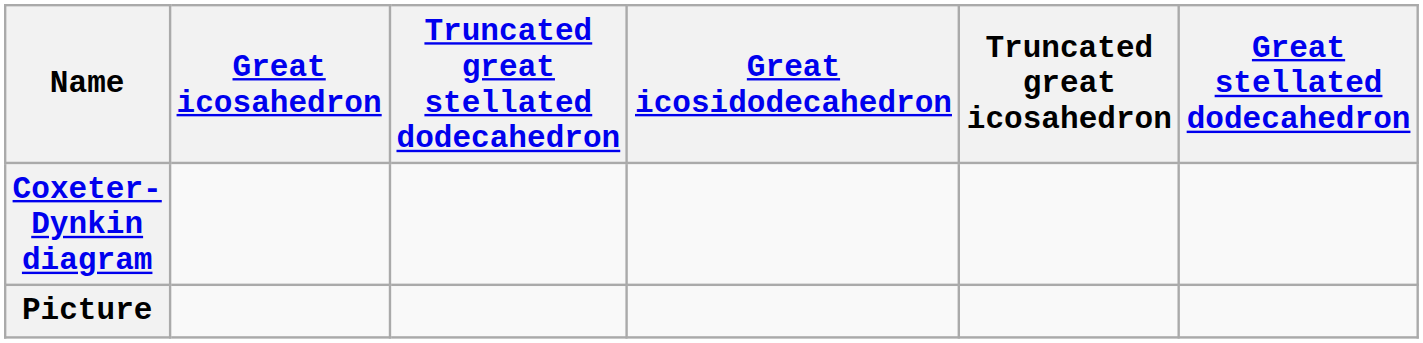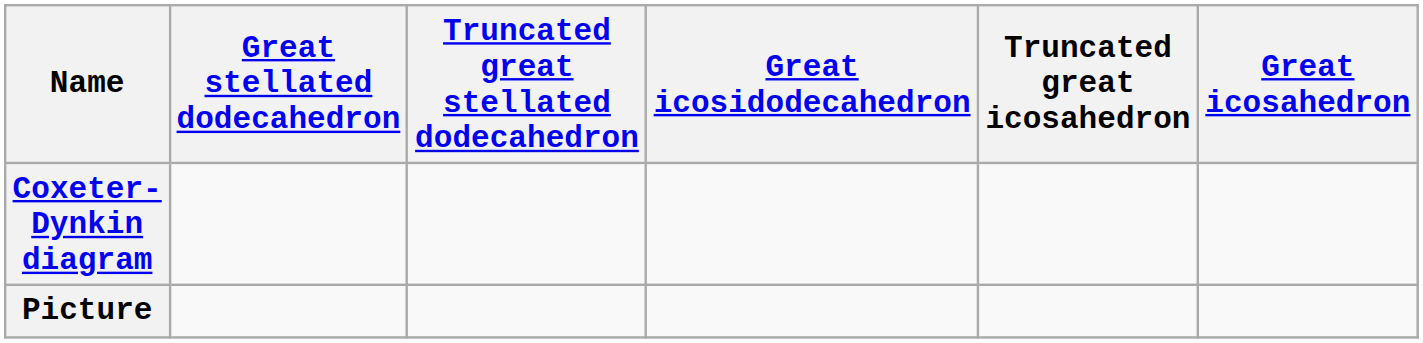columns swapped: (1299, 84) <-> (279, 84)
